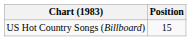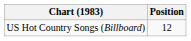(167, 28) 15 -> (167, 28) 12
